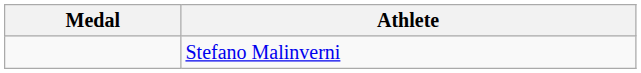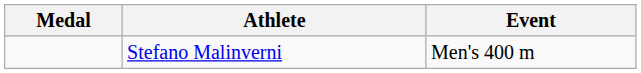+ column: (531, 20)
